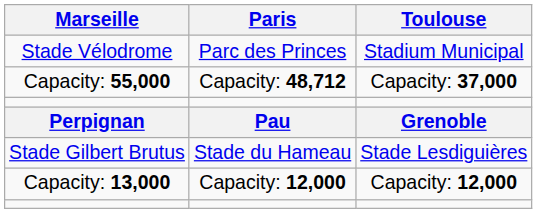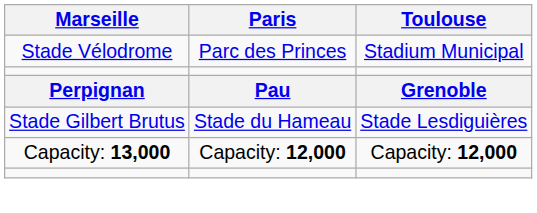- row: (97, 81)
